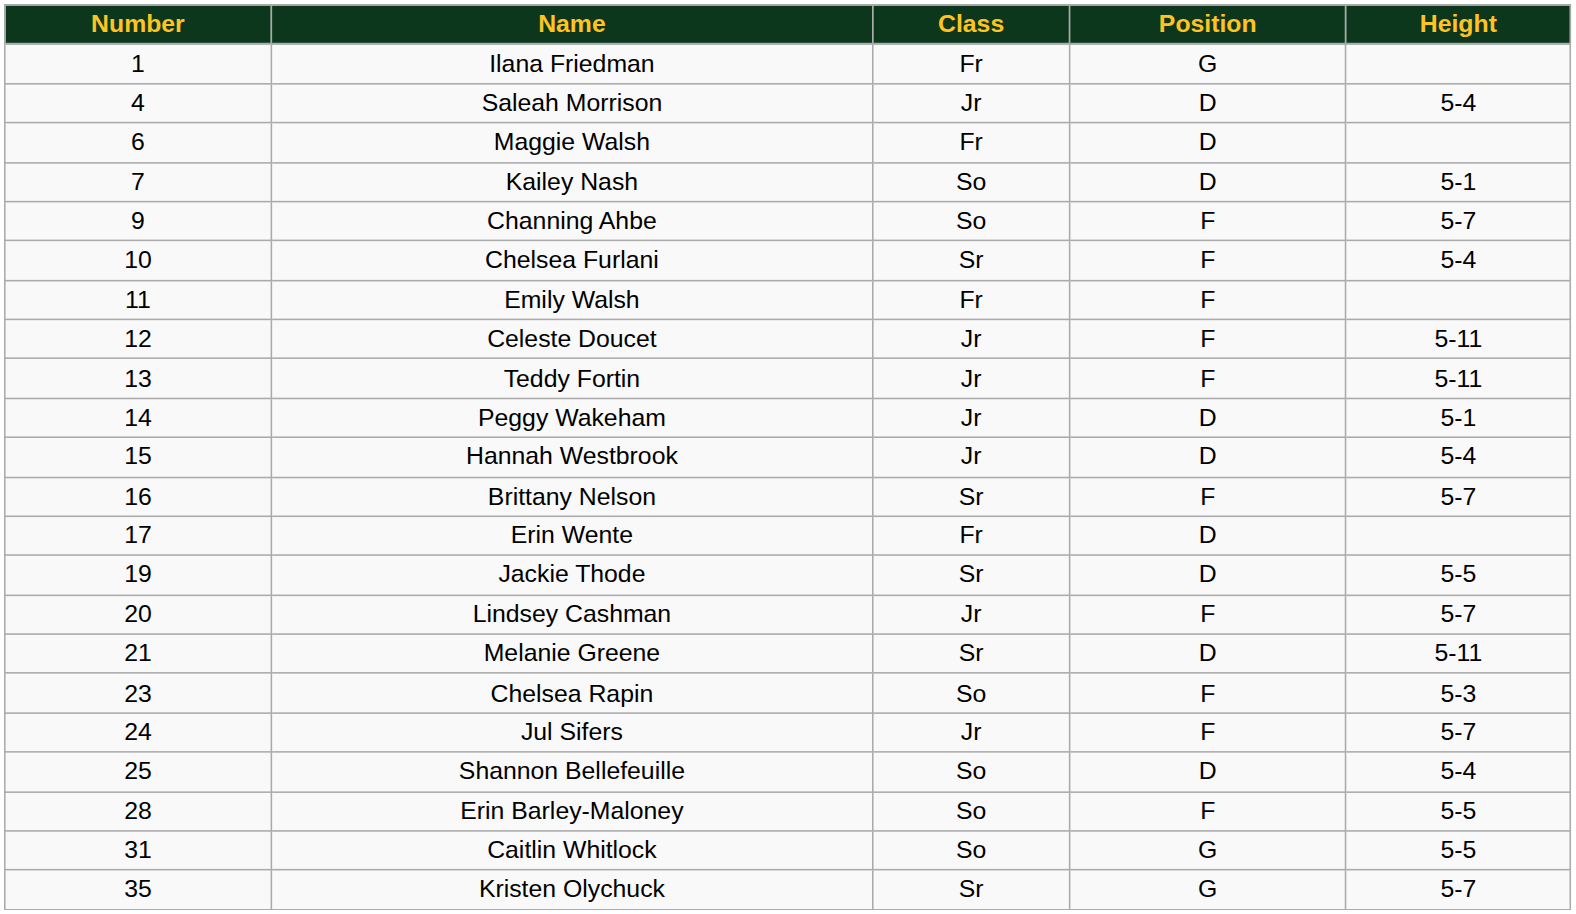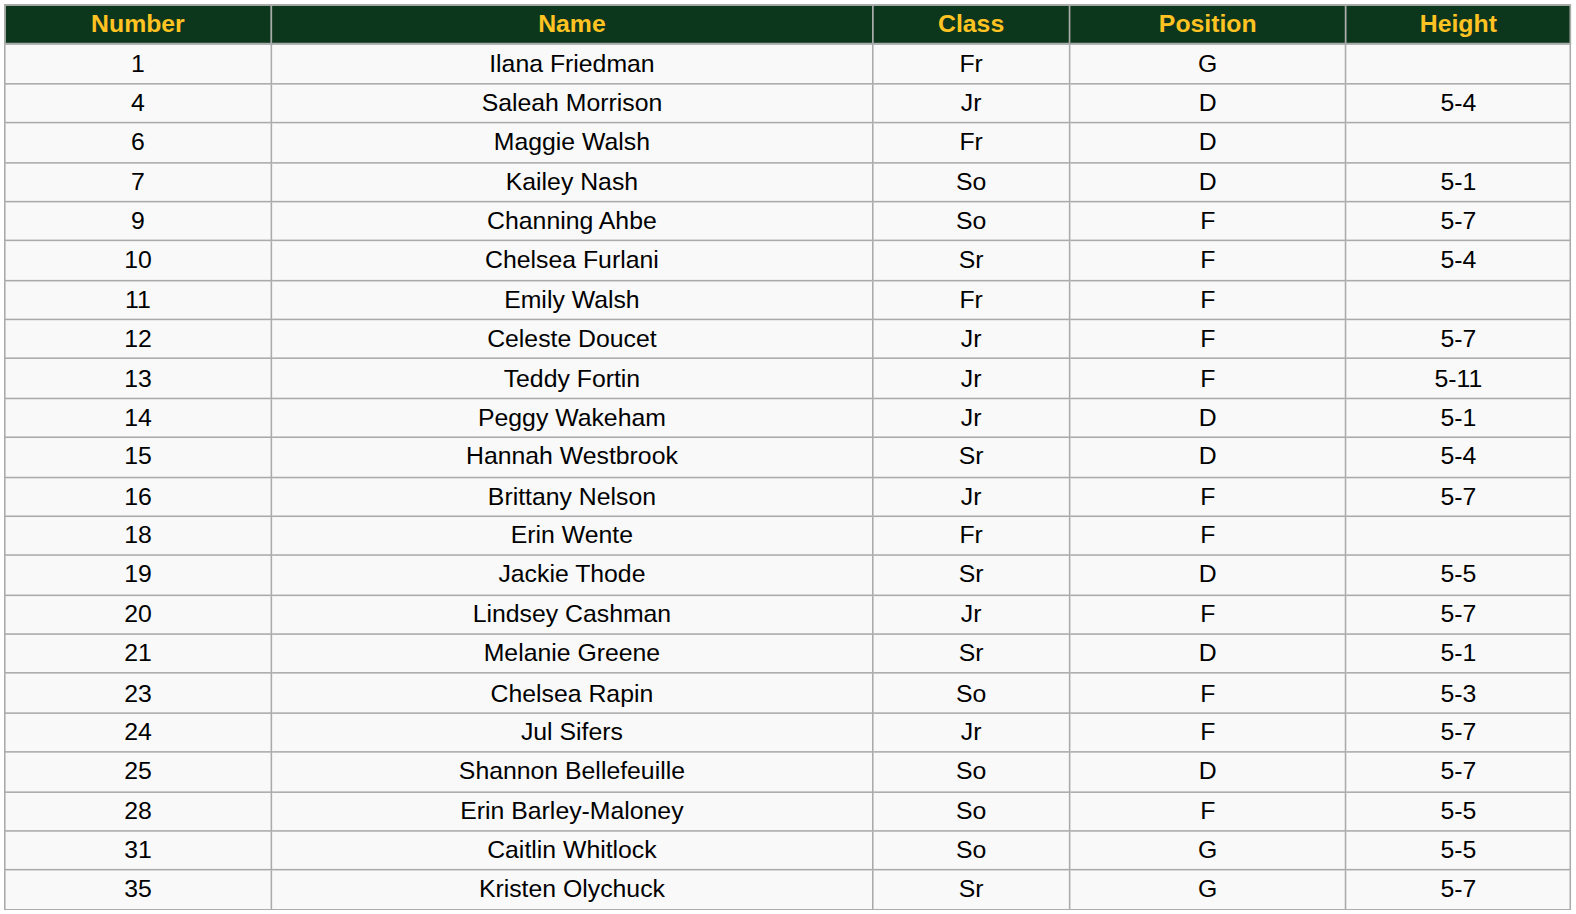(1458, 338) 5-11 -> (1458, 338) 5-7
(971, 456) Jr -> (971, 456) Sr
(971, 496) Sr -> (971, 496) Jr
(138, 535) 17 -> (138, 535) 18
(1208, 535) D -> (1208, 535) F
(1458, 653) 5-11 -> (1458, 653) 5-1
(1458, 771) 5-4 -> (1458, 771) 5-7
